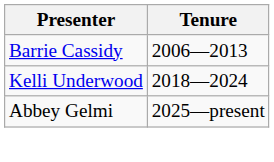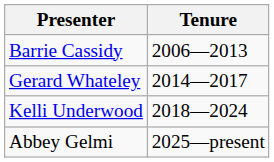+ row: (75, 80)
